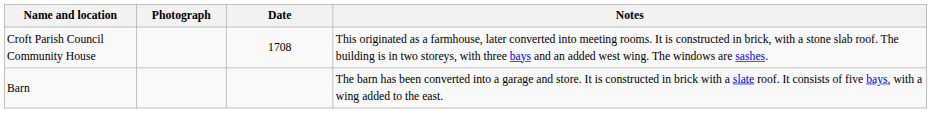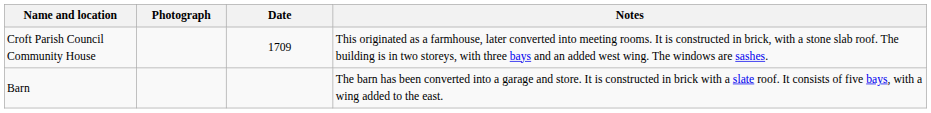(280, 47) 1708 -> (280, 47) 1709
